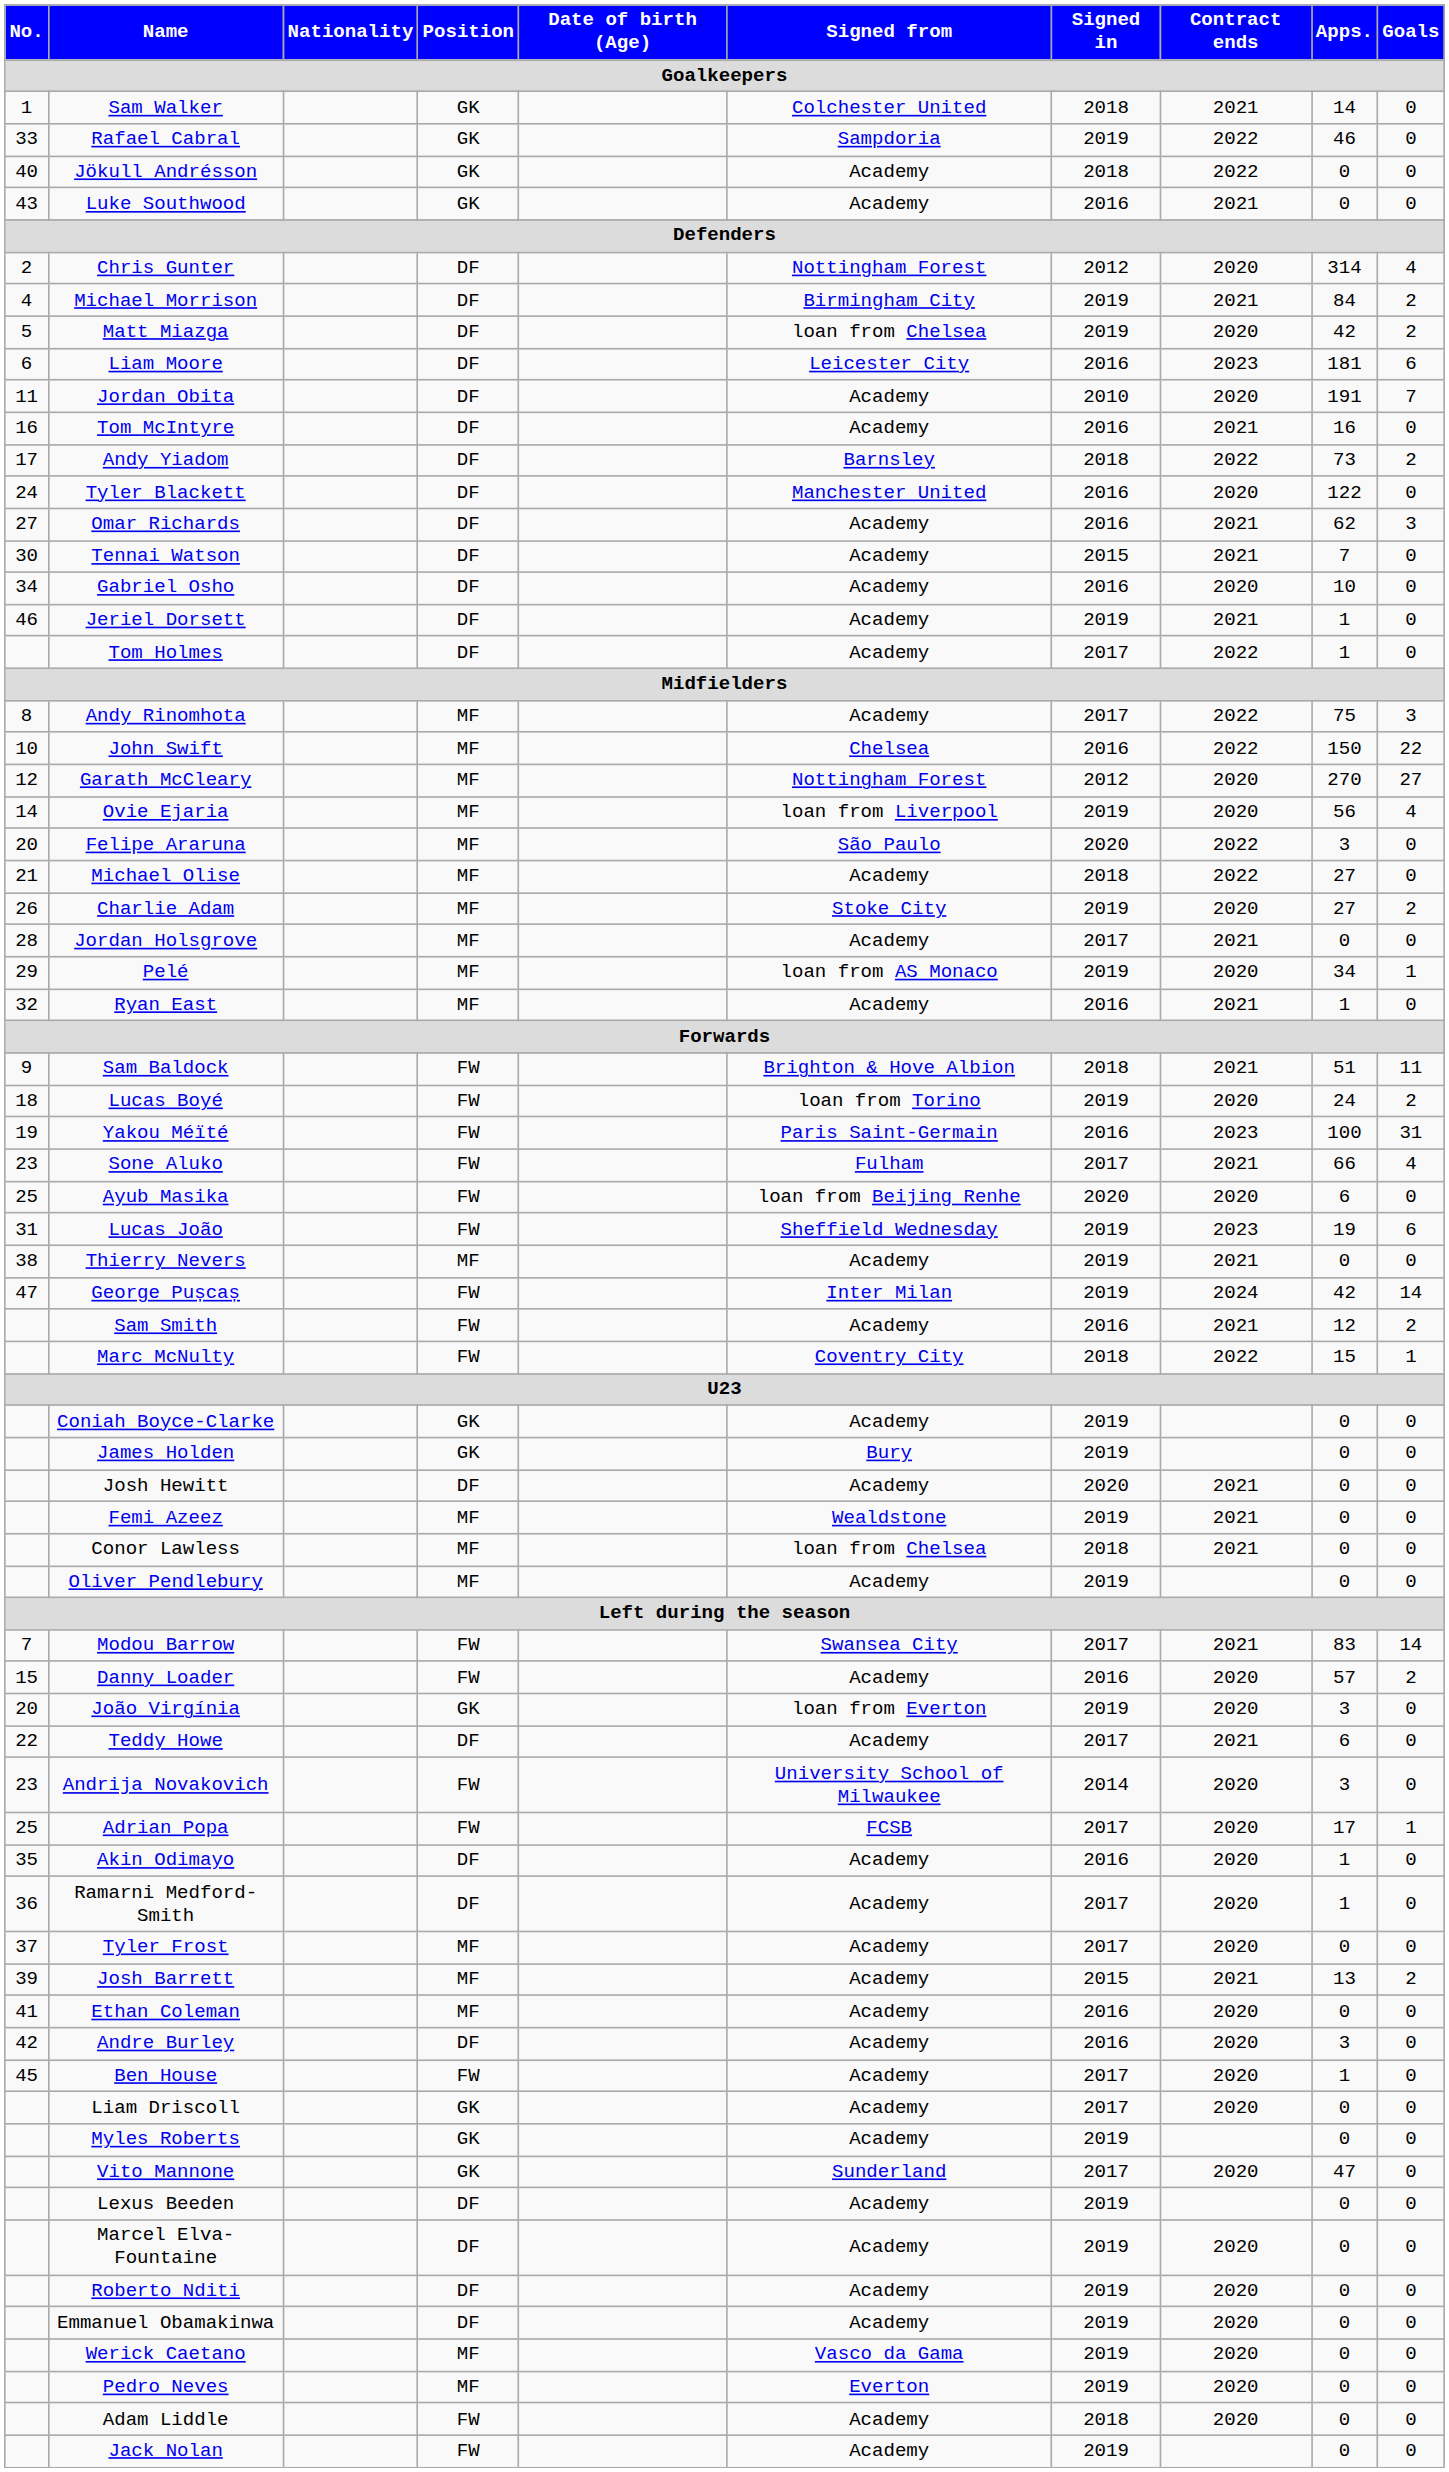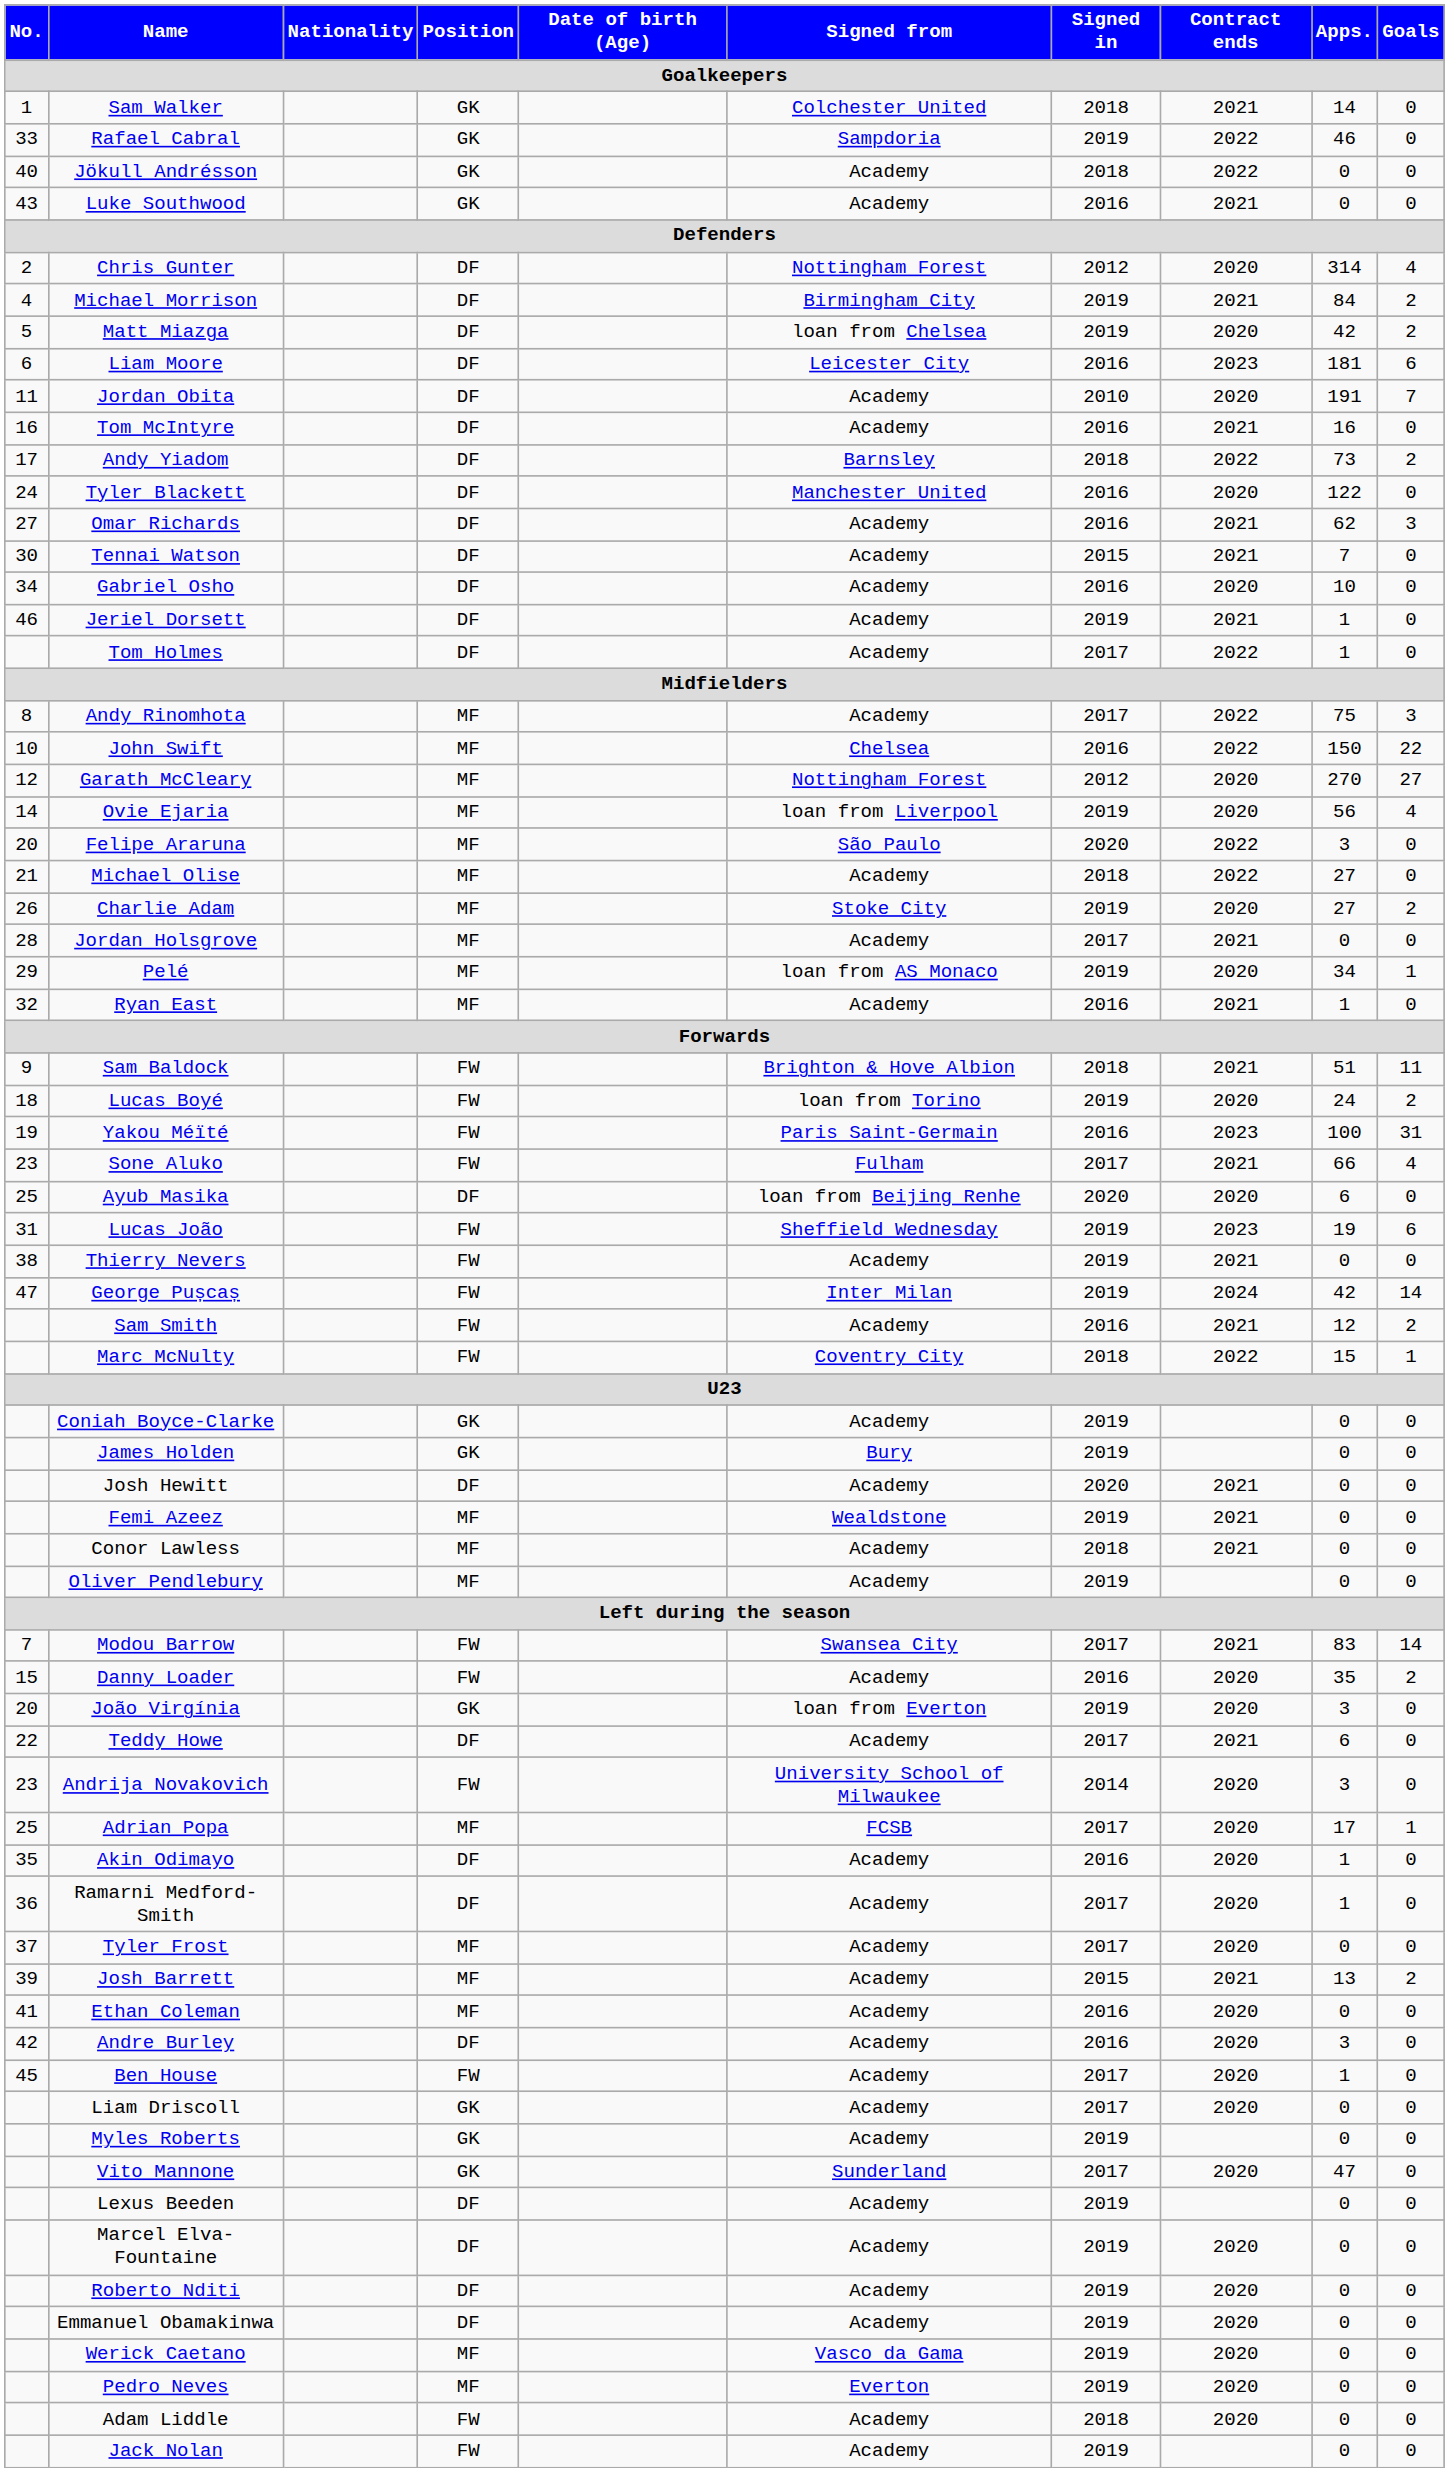(468, 1197) FW -> (468, 1197) DF
(468, 1261) MF -> (468, 1261) FW
(889, 1549) loan from Chelsea -> (889, 1549) Academy
(1344, 1677) 57 -> (1344, 1677) 35
(468, 1828) FW -> (468, 1828) MF
